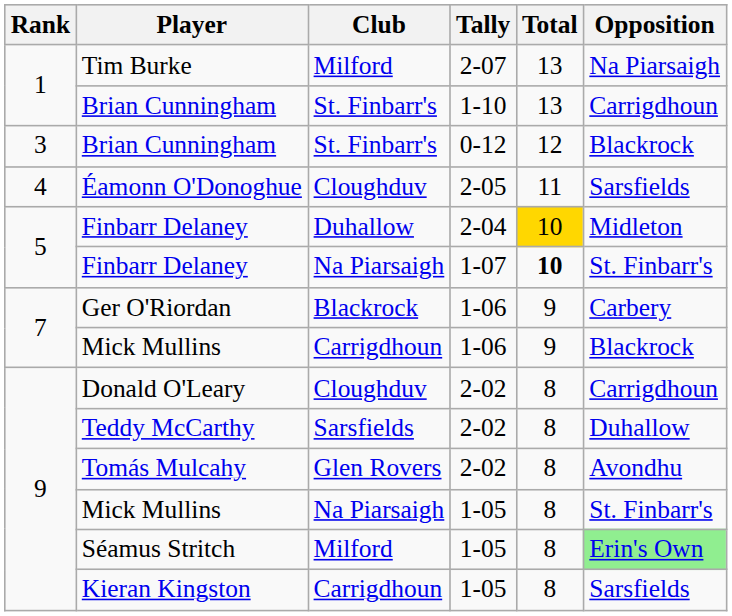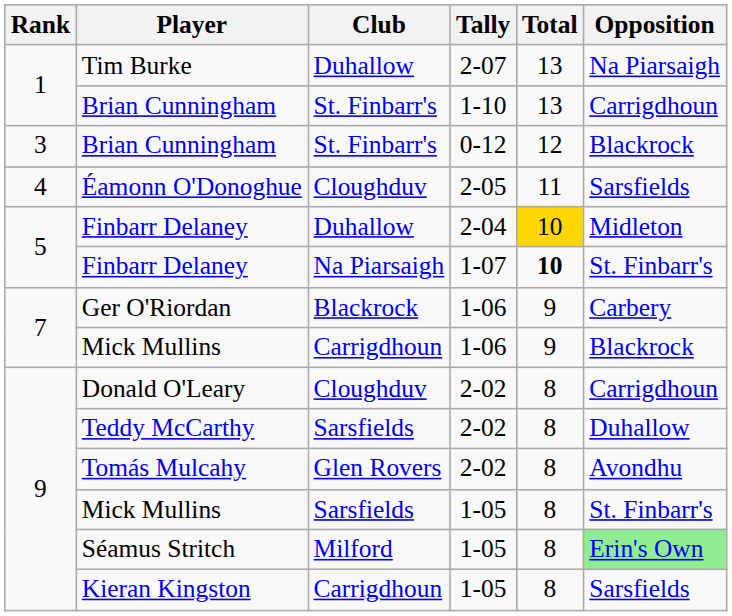(353, 65) Milford -> (364, 65) Duhallow
(379, 508) Na Piarsaigh -> (364, 508) Sarsfields
